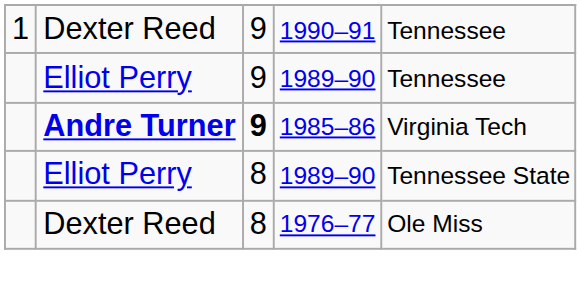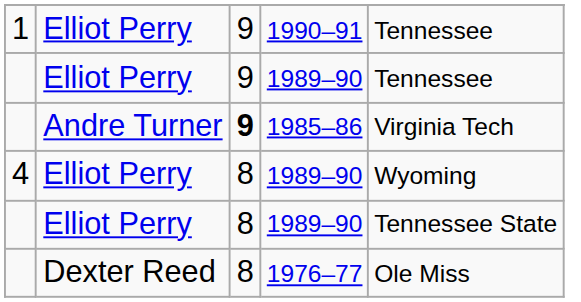(130, 28) Dexter Reed -> (118, 28) Elliot Perry
(139, 126) bold -> (133, 126) normal
+ row: (21, 175)
